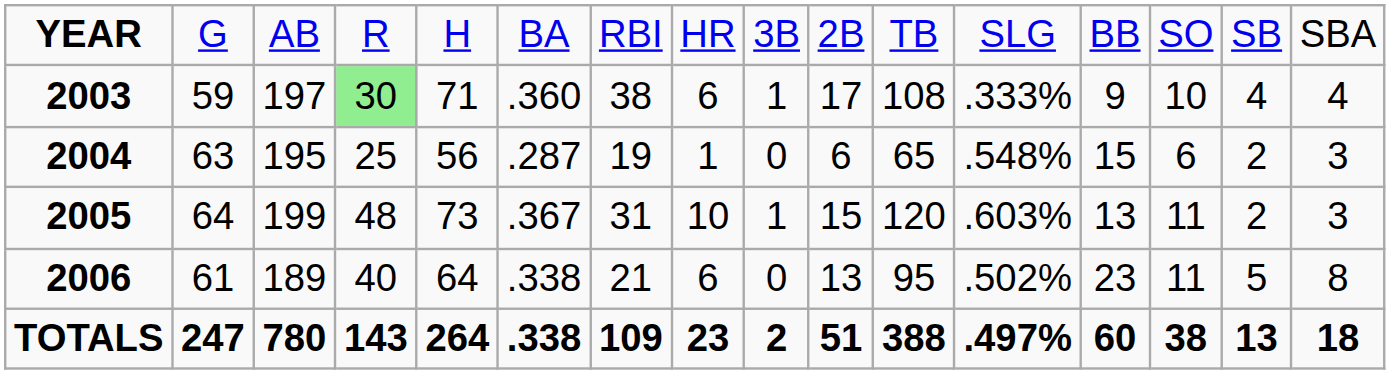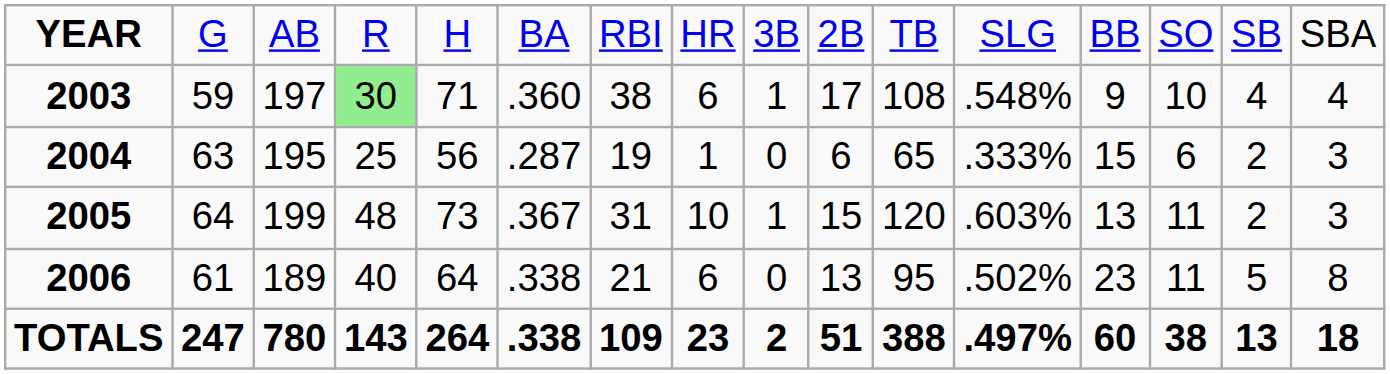(1018, 95) .333% -> (1018, 95) .548%
(1018, 156) .548% -> (1018, 156) .333%
